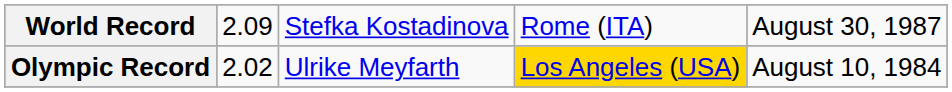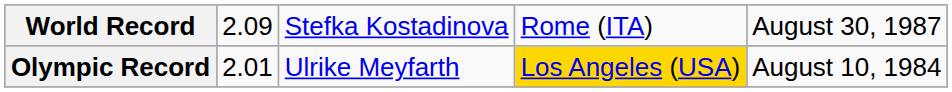(247, 67) 2.02 -> (247, 67) 2.01
